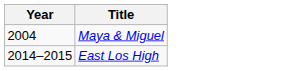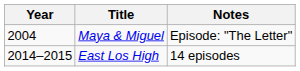+ column: (231, 14)
